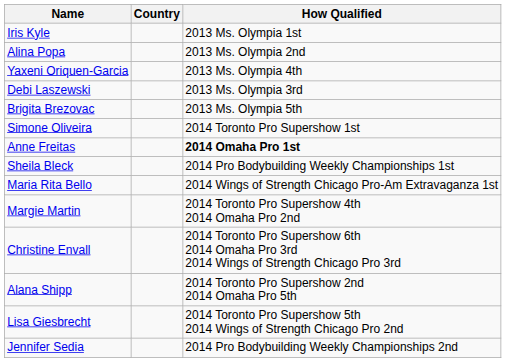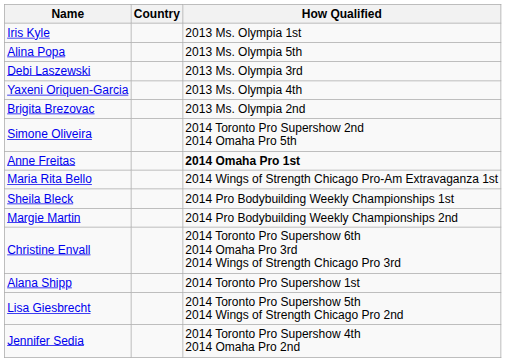(245, 52) 2013 Ms. Olympia 2nd -> (244, 52) 2013 Ms. Olympia 5th
rows swapped: (49, 90) <-> (68, 71)
(244, 109) 2013 Ms. Olympia 5th -> (245, 109) 2013 Ms. Olympia 2nd
(273, 128) 2014 Toronto Pro Supershow 1st -> (275, 134) 2014 Toronto Pro Supershow 2nd 2014 Omaha Pro 5th
rows swapped: (49, 185) <-> (40, 166)
(273, 211) 2014 Toronto Pro Supershow 4th 2014 Omaha Pro 2nd -> (322, 217) 2014 Pro Bodybuilding Weekly Championships 2nd
(275, 289) 2014 Toronto Pro Supershow 2nd 2014 Omaha Pro 5th -> (273, 282) 2014 Toronto Pro Supershow 1st
(322, 347) 2014 Pro Bodybuilding Weekly Championships 2nd -> (273, 341) 2014 Toronto Pro Supershow 4th 2014 Omaha Pro 2nd
